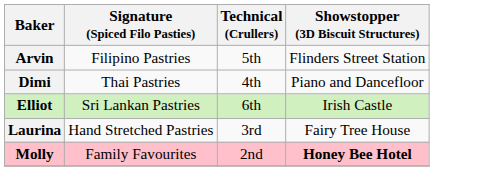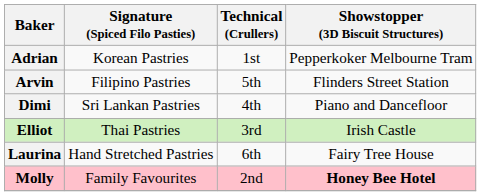+ row: (35, 57)
(141, 81) Thai Pastries -> (141, 105) Sri Lankan Pastries
(141, 105) Sri Lankan Pastries -> (141, 130) Thai Pastries
(251, 105) 6th -> (251, 130) 3rd
(251, 130) 3rd -> (251, 154) 6th
